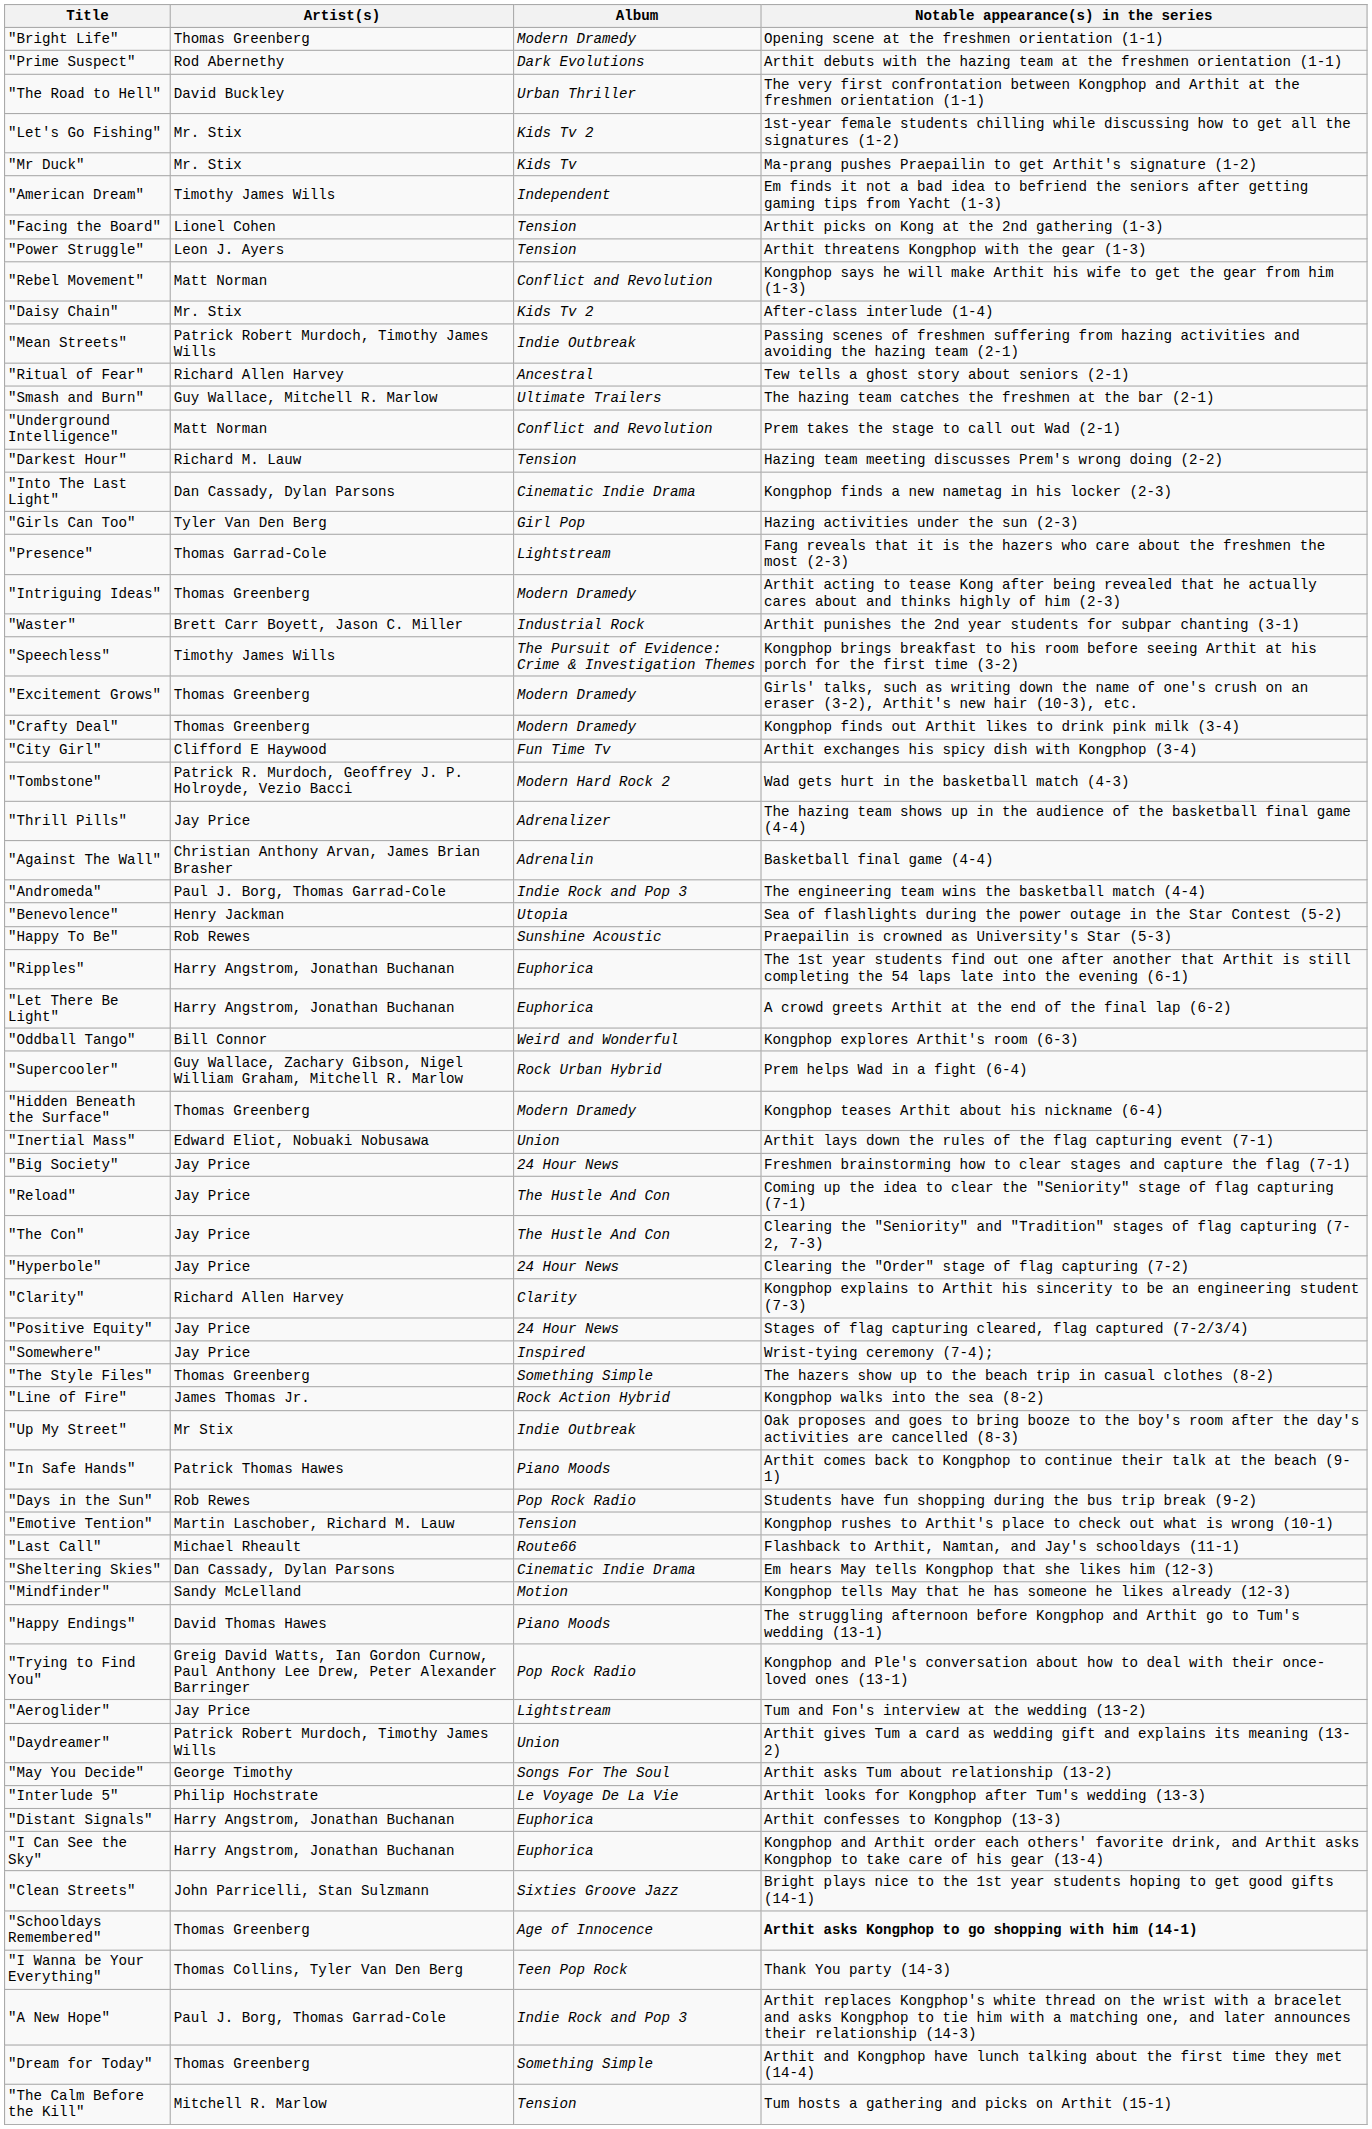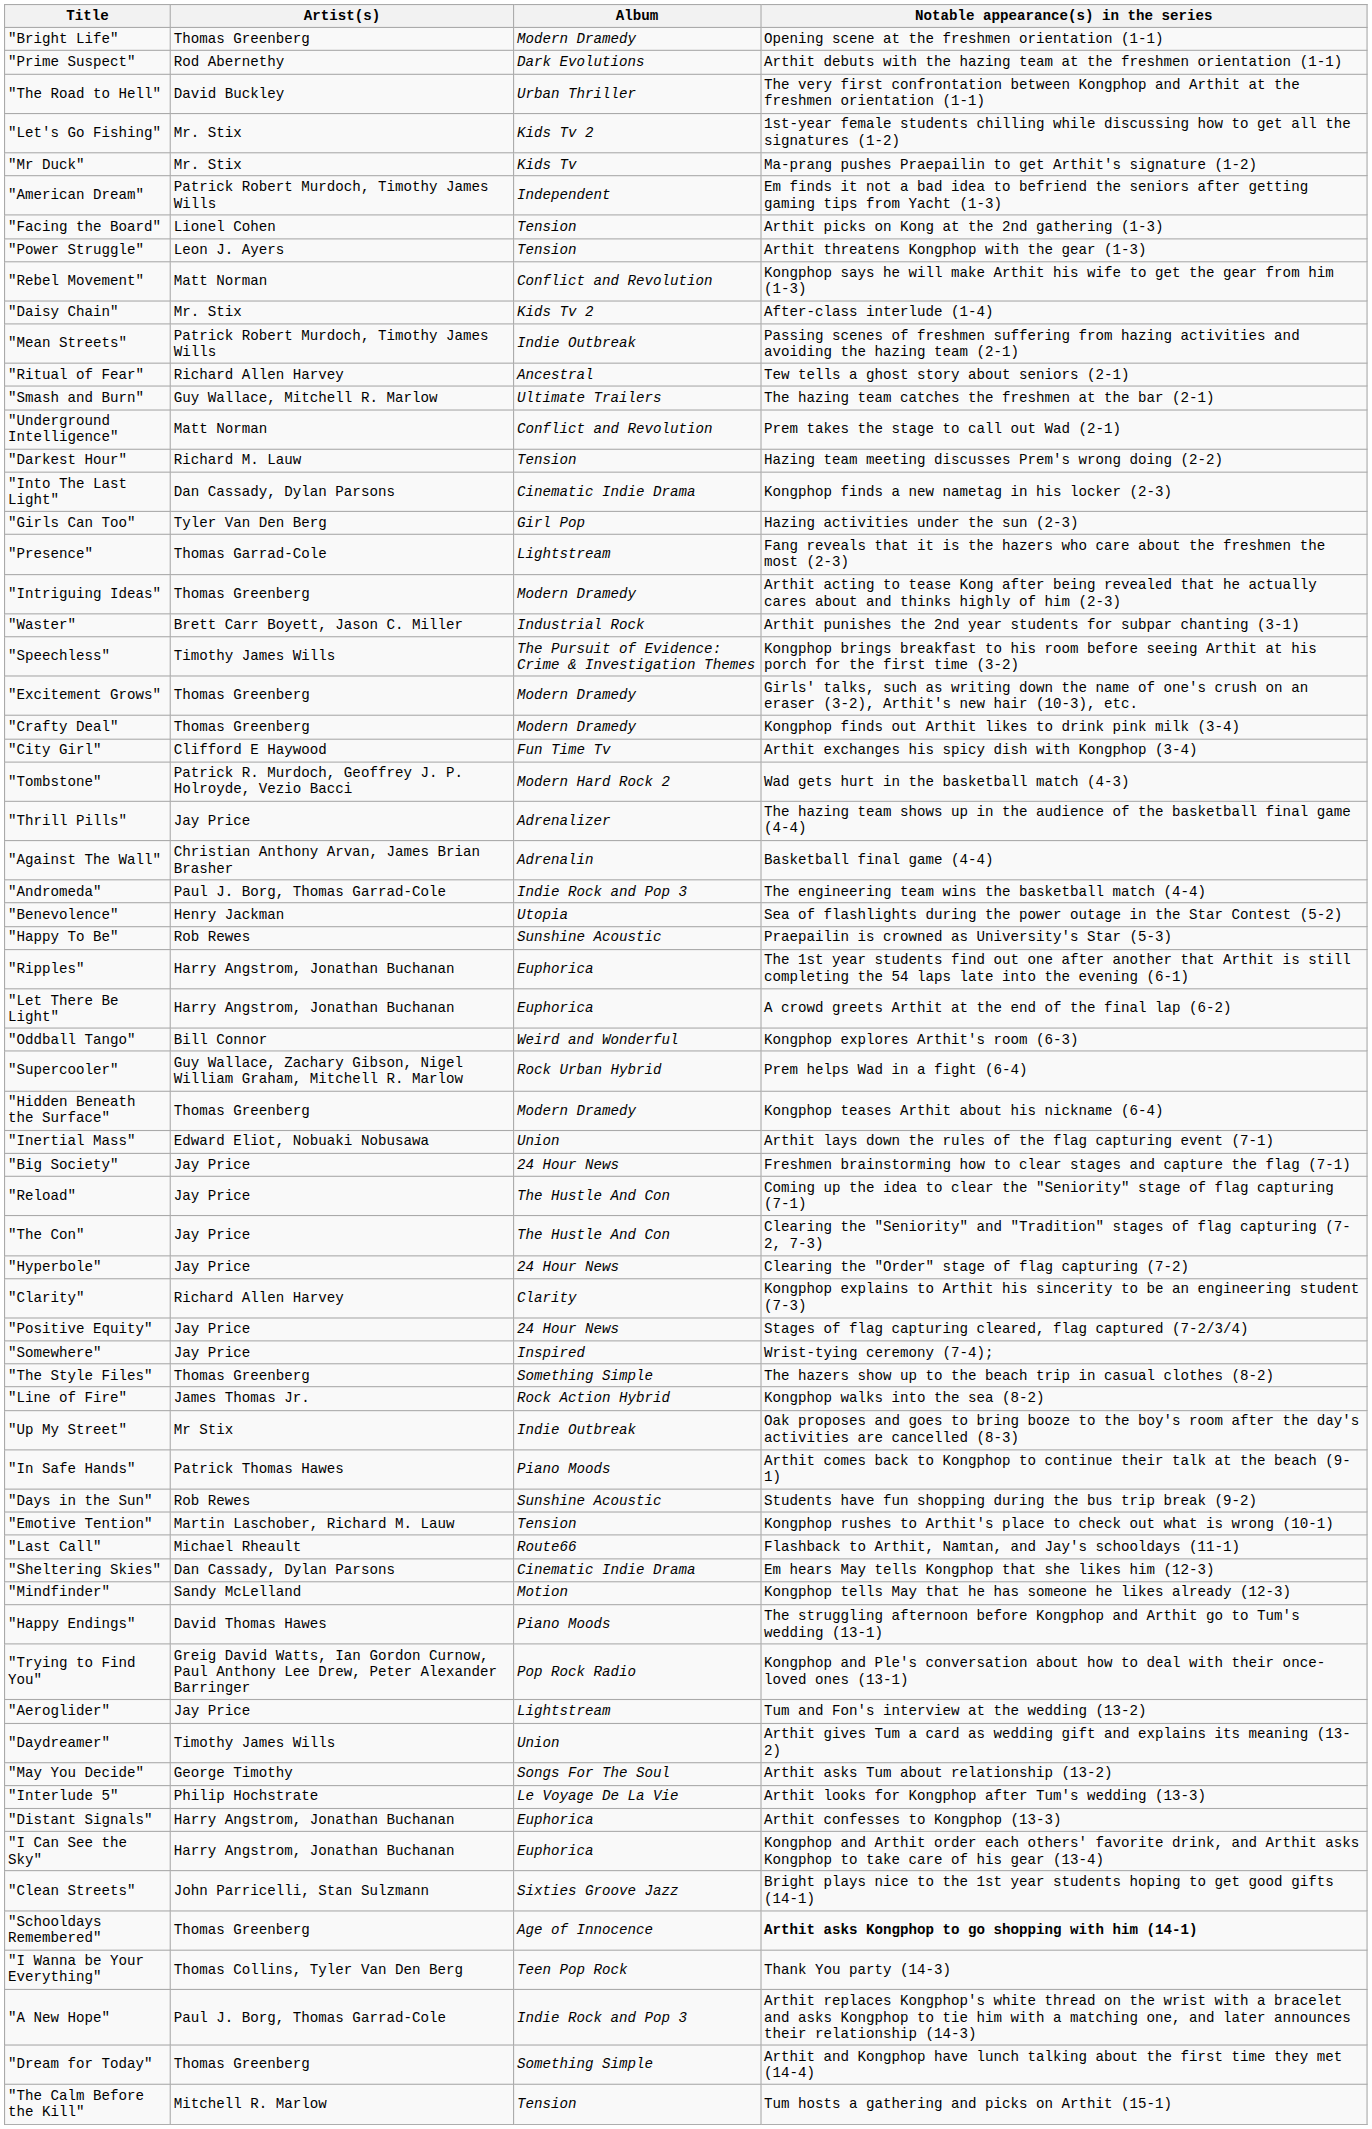(255, 196) Timothy James Wills -> (331, 196) Patrick Robert Murdoch, Timothy James Wills
(577, 1501) Pop Rock Radio -> (589, 1501) Sunshine Acoustic
(331, 1743) Patrick Robert Murdoch, Timothy James Wills -> (255, 1743) Timothy James Wills
